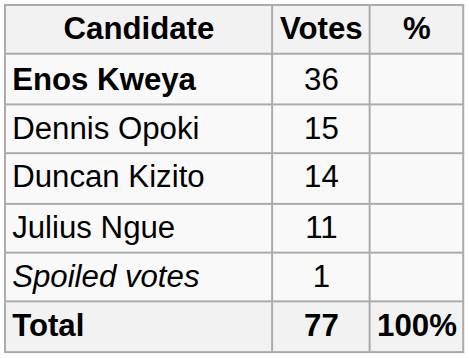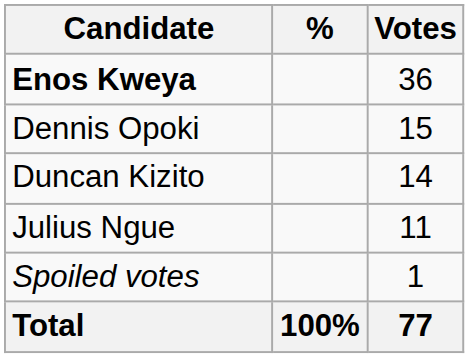columns swapped: (321, 29) <-> (417, 29)
